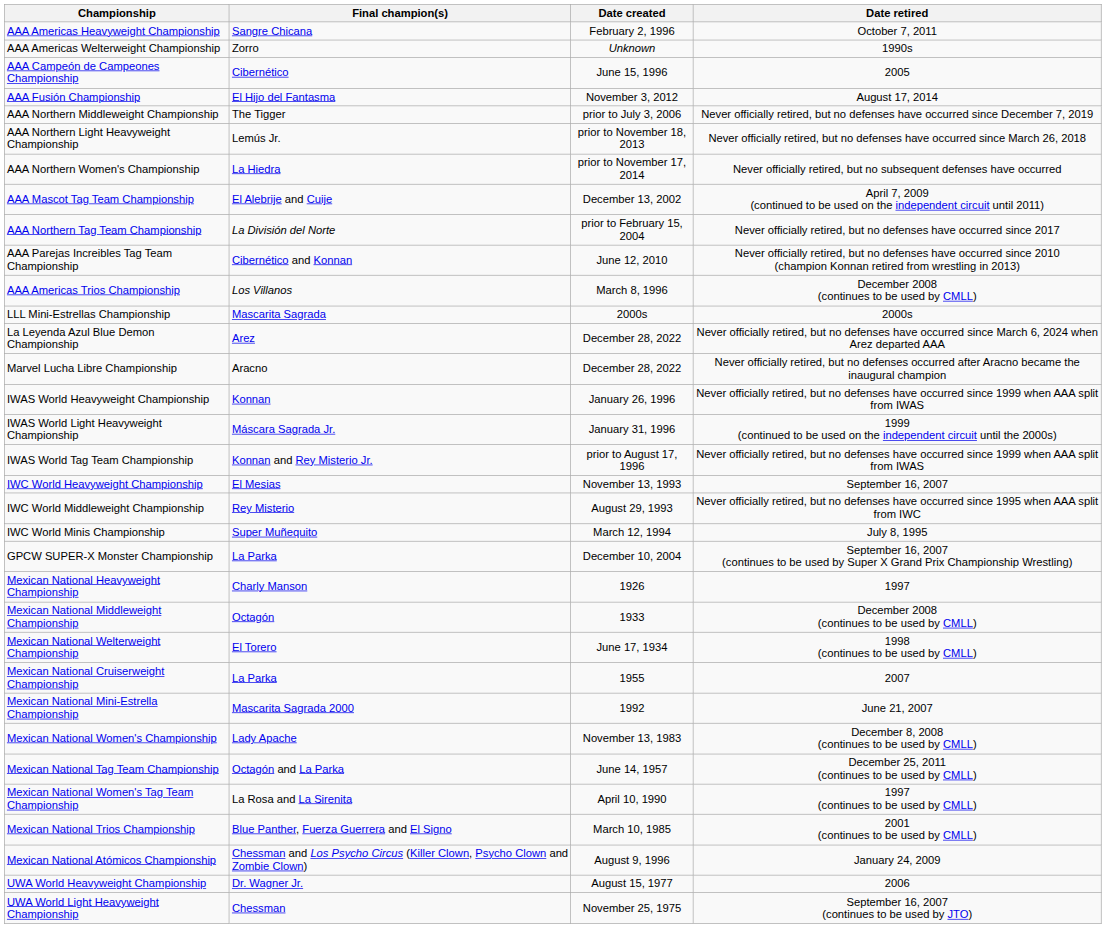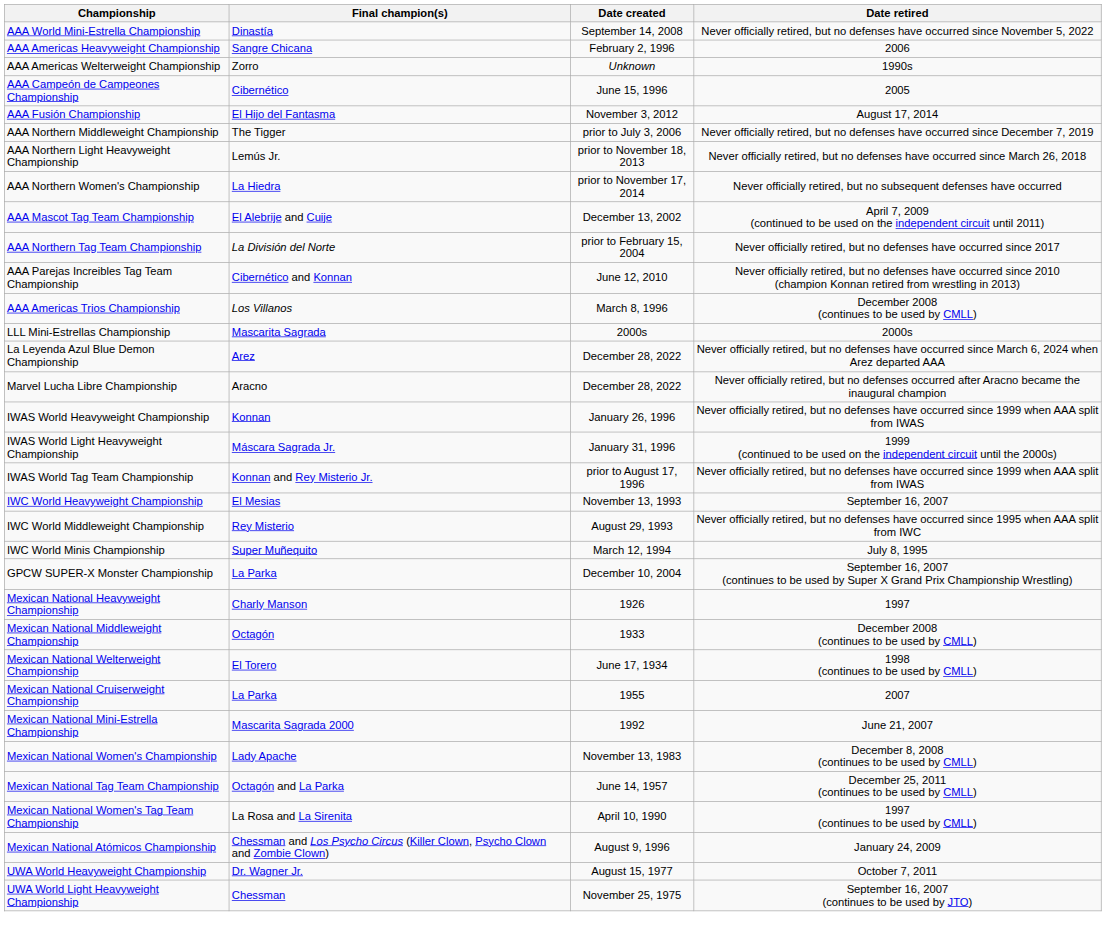+ row: (104, 31)
(897, 31) October 7, 2011 -> (897, 48) 2006
- row: (101, 829)
(897, 884) 2006 -> (897, 871) October 7, 2011
